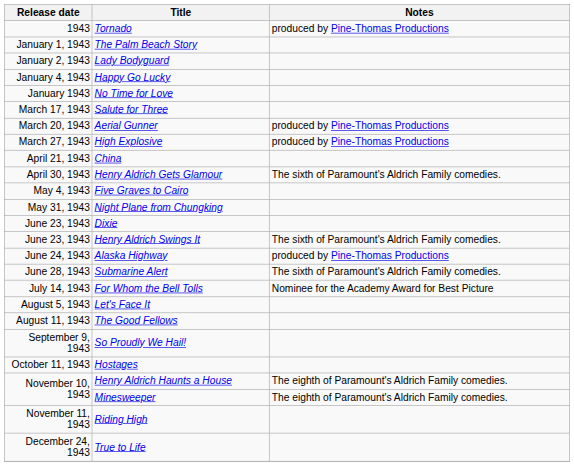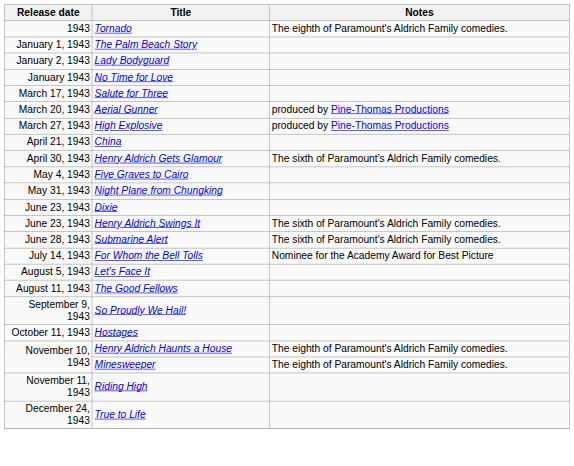(360, 28) produced by Pine-Thomas Productions -> (390, 28) The eighth of Paramount's Aldrich Family comedies.
- row: (132, 77)
- row: (131, 256)
